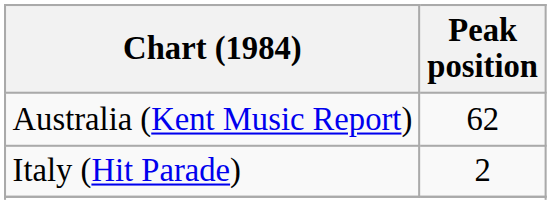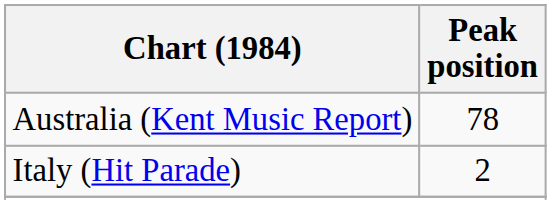(483, 118) 62 -> (483, 118) 78
